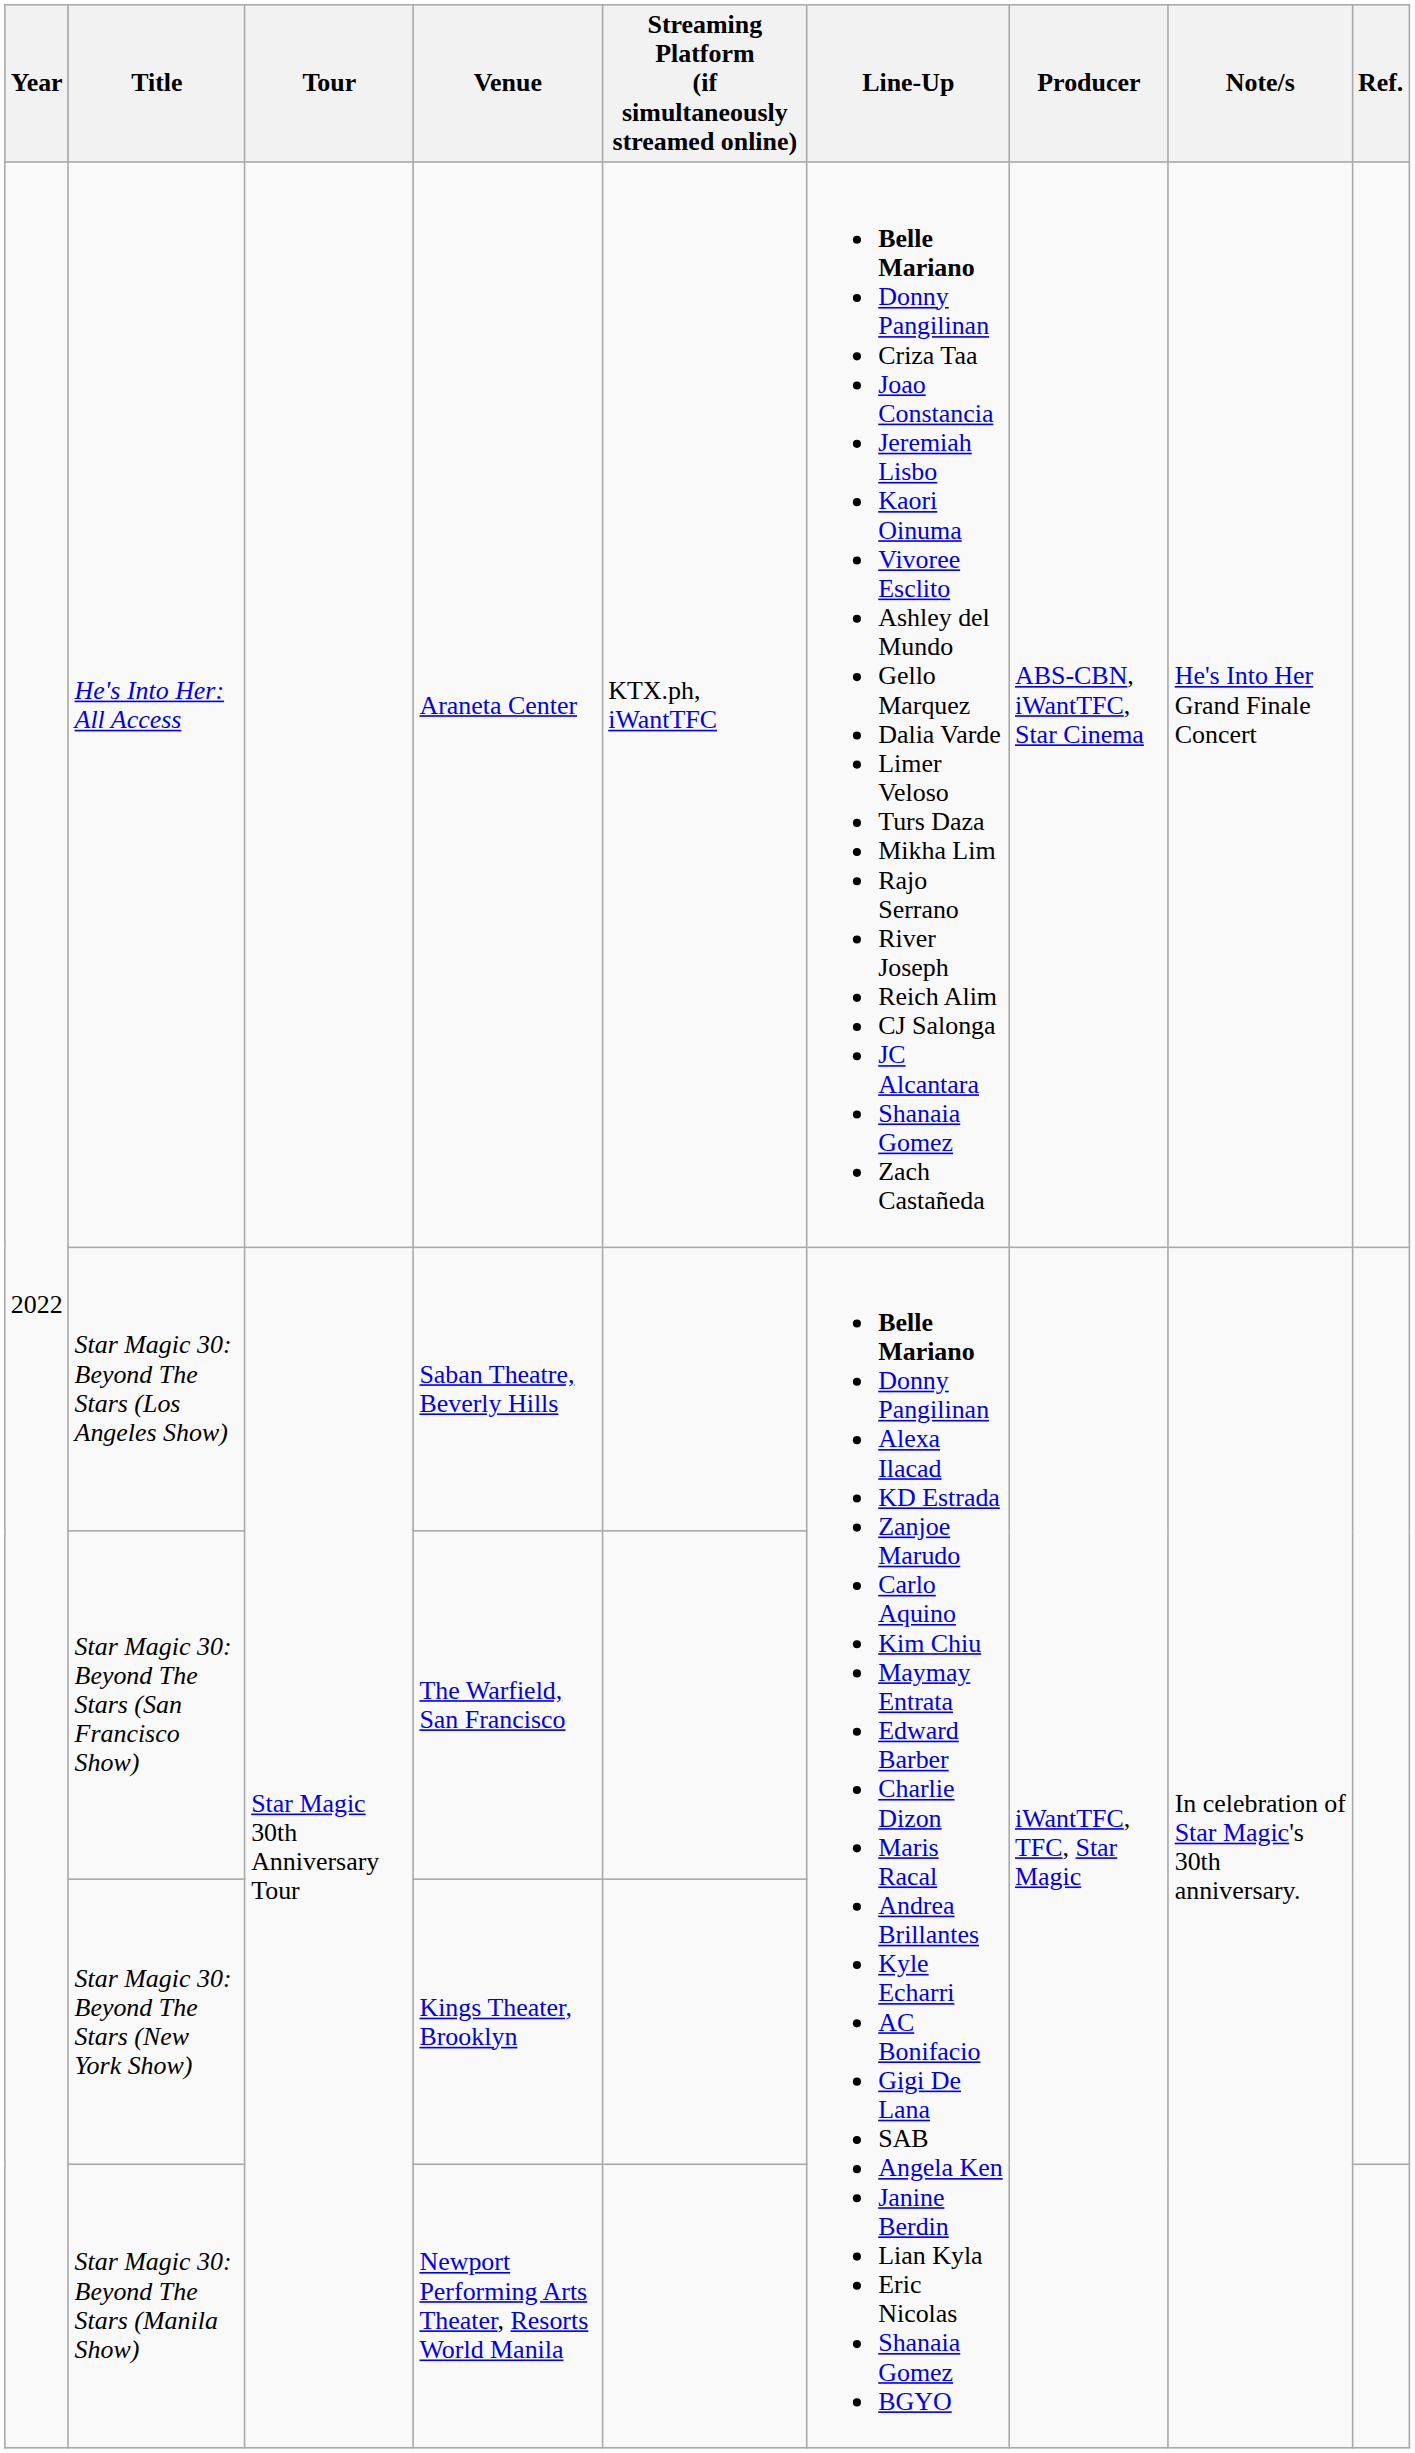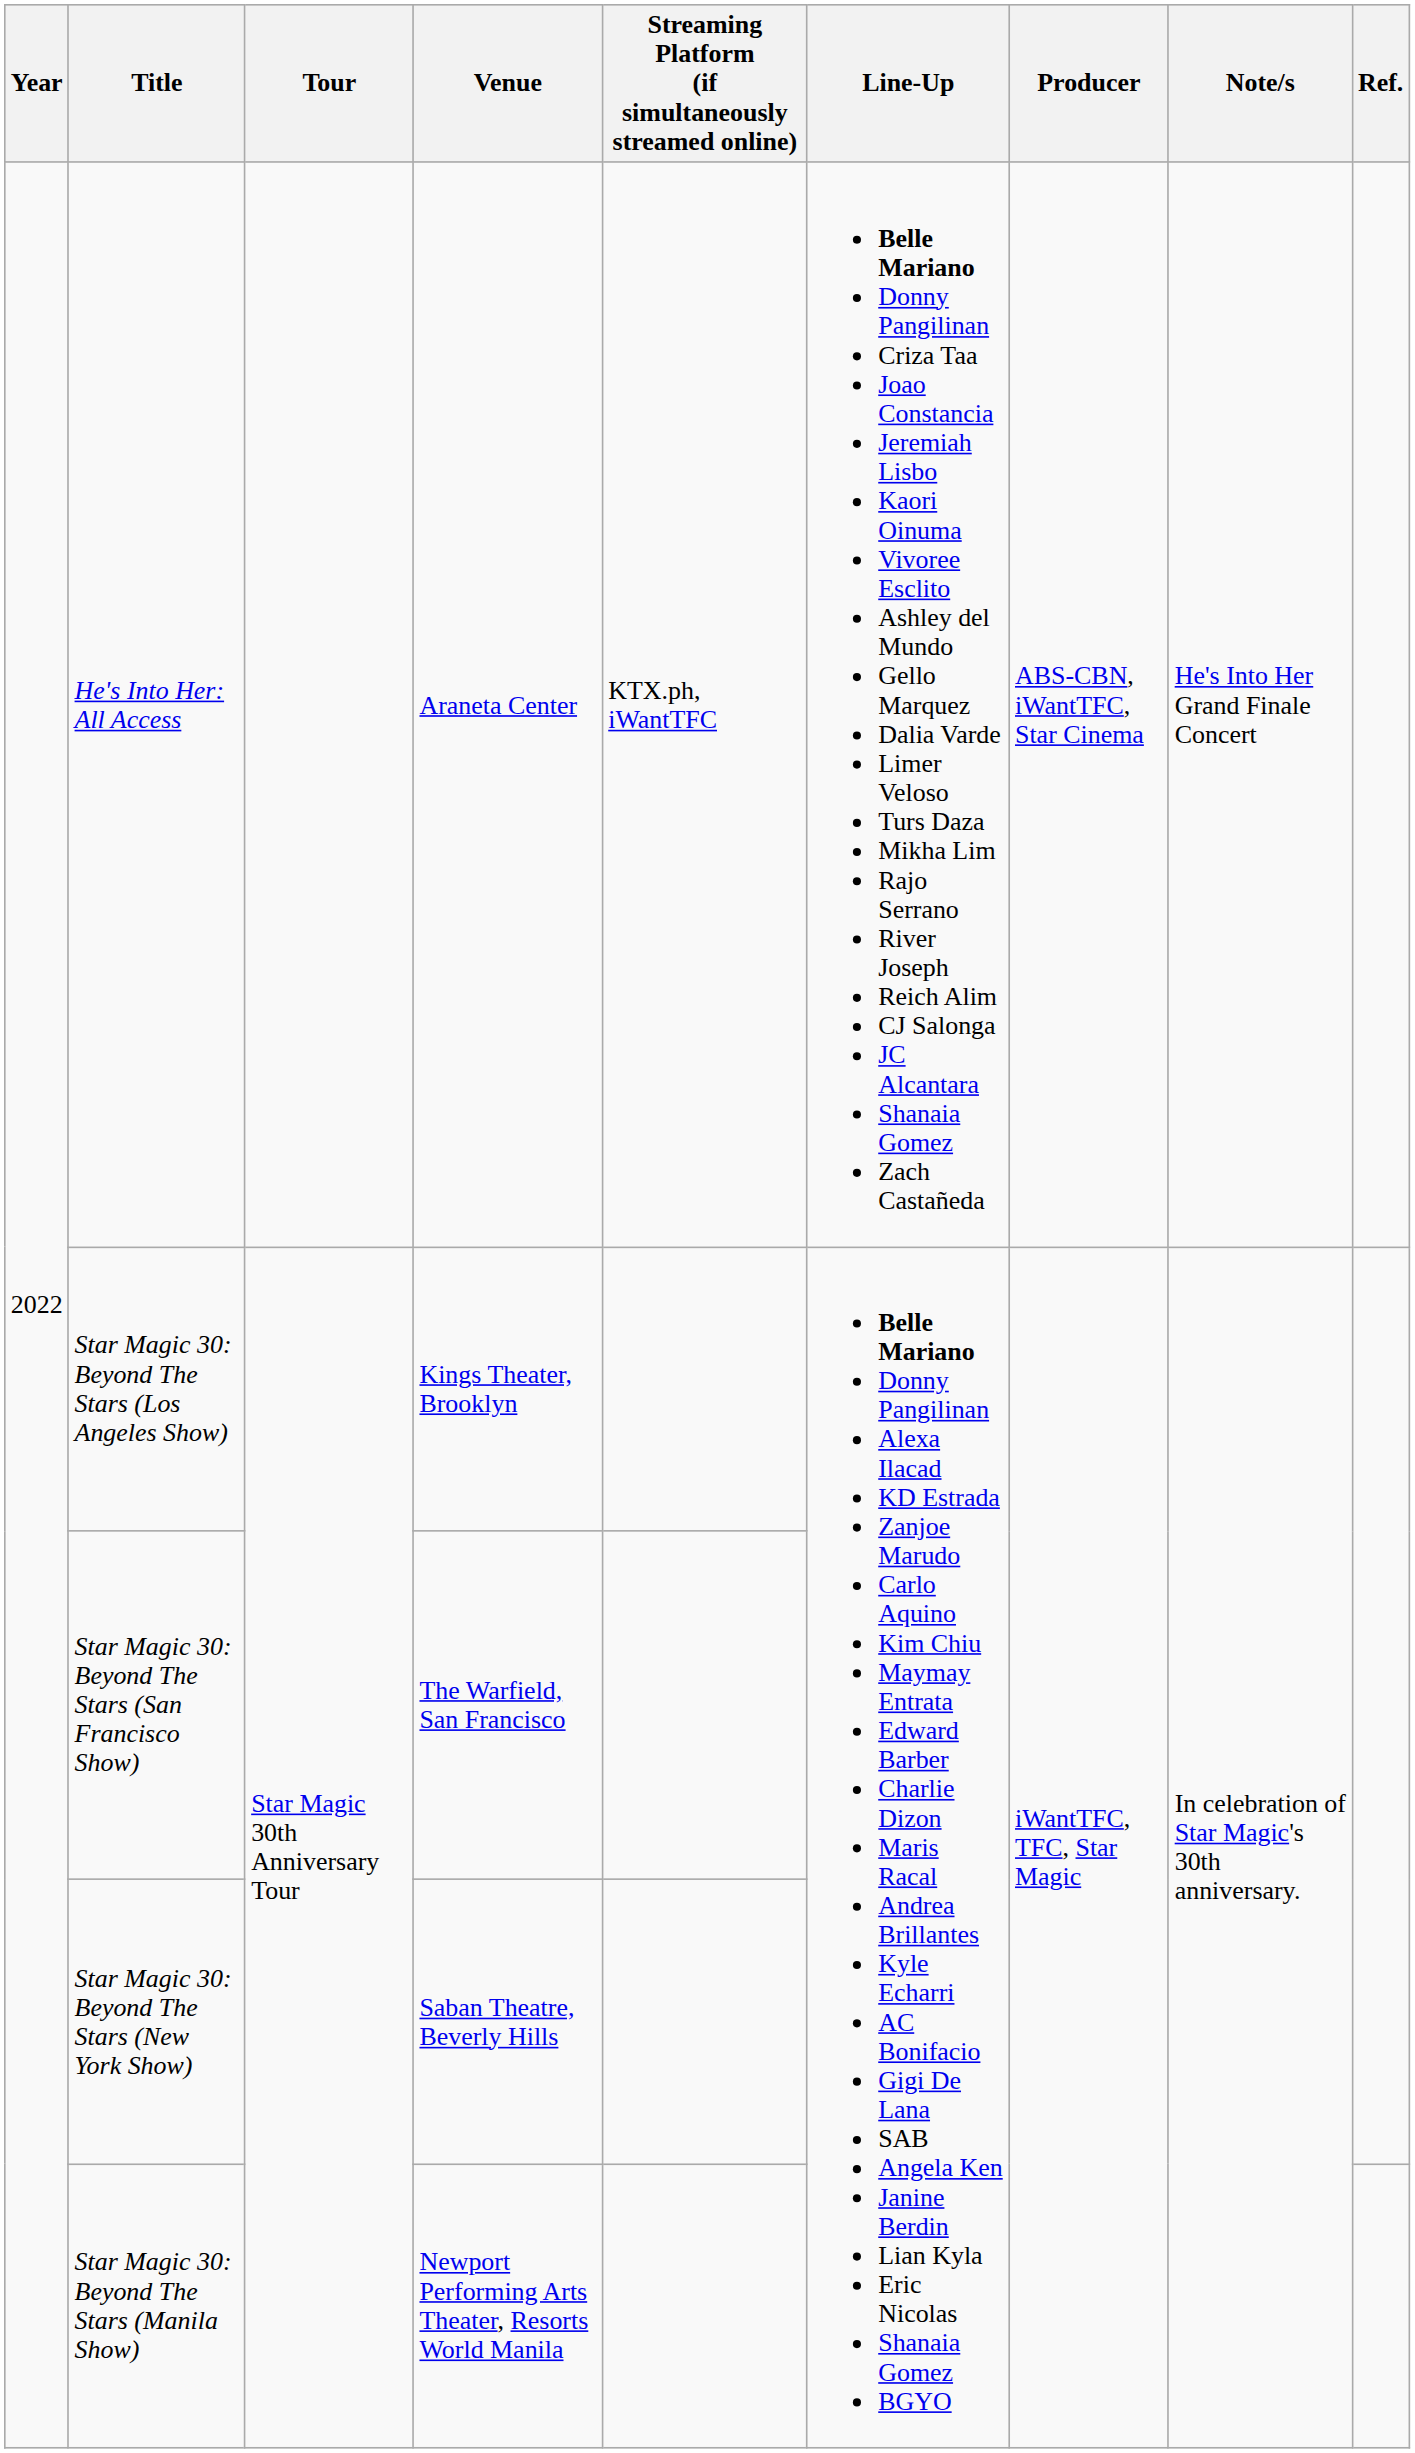(497, 1388) Saban Theatre, Beverly Hills -> (496, 1388) Kings Theater, Brooklyn
(496, 2021) Kings Theater, Brooklyn -> (497, 2021) Saban Theatre, Beverly Hills
